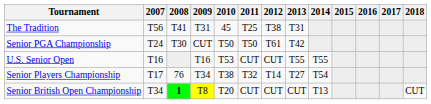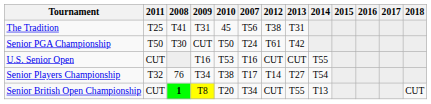columns swapped: (155, 12) <-> (250, 12)
(297, 59) T55 -> (297, 59) CUT
(297, 91) CUT -> (297, 91) T55
